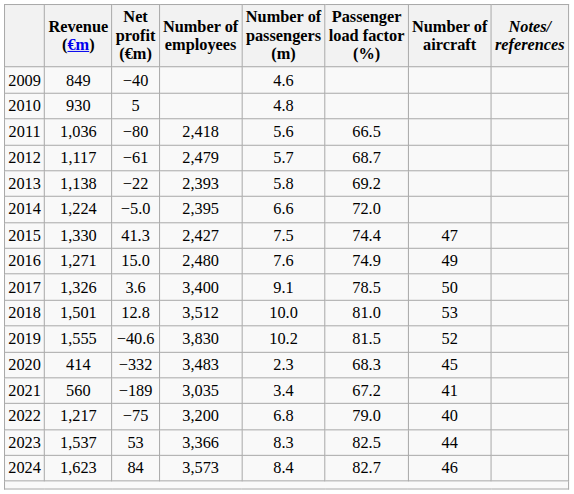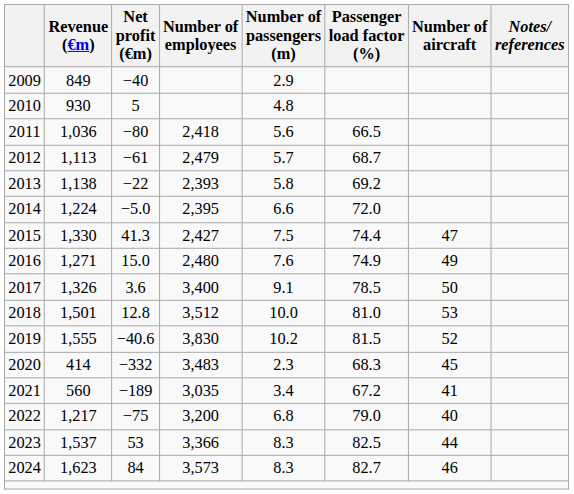(284, 80) 4.6 -> (284, 80) 2.9
(78, 157) 1,117 -> (78, 157) 1,113
(284, 468) 8.4 -> (284, 468) 8.3
